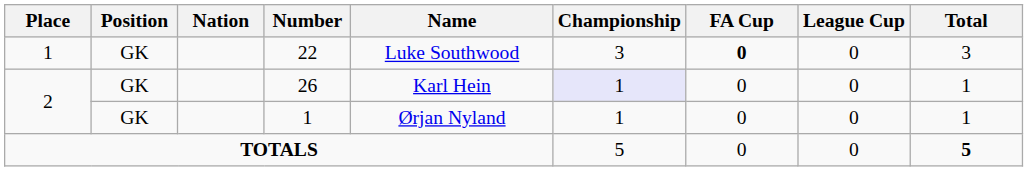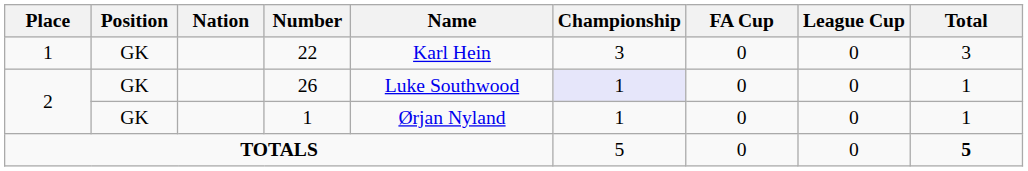(452, 53) Luke Southwood -> (452, 53) Karl Hein
(742, 53) bold -> (742, 53) normal
(452, 85) Karl Hein -> (452, 85) Luke Southwood
